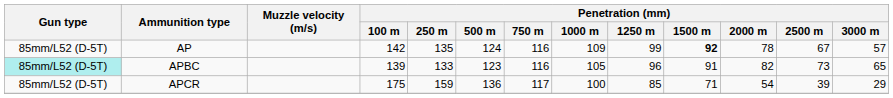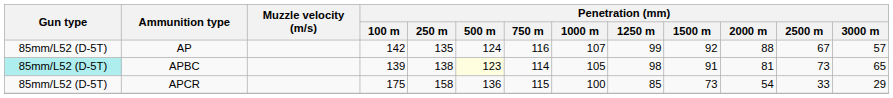(596, 48) 109 -> (596, 48) 107
(711, 48) bold -> (711, 48) normal
(767, 48) 78 -> (767, 48) 88
(444, 66) 133 -> (444, 66) 138
(492, 66) no background -> (492, 66) lightyellow background
(540, 66) 116 -> (540, 66) 114
(655, 66) 96 -> (655, 66) 98
(767, 66) 82 -> (767, 66) 81
(444, 84) 159 -> (444, 84) 158
(540, 84) 117 -> (540, 84) 115
(711, 84) 71 -> (711, 84) 73
(823, 84) 39 -> (823, 84) 33
